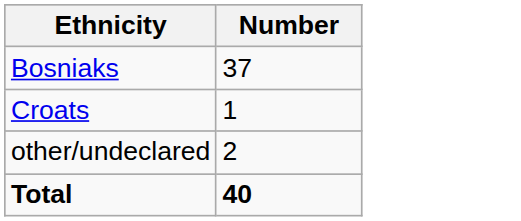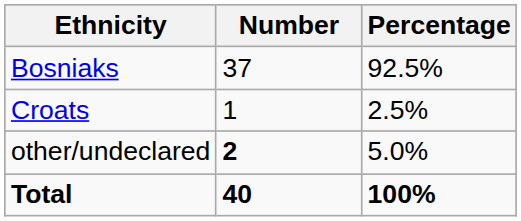+ column: (439, 25)
(230, 151) normal -> (230, 151) bold
